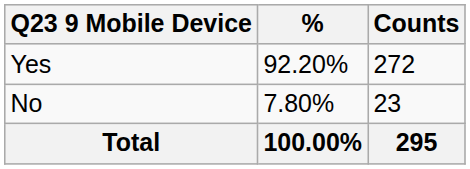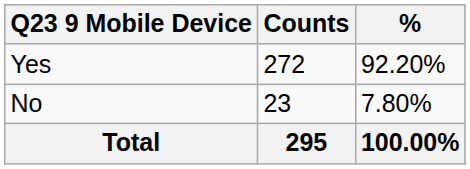columns swapped: (416, 24) <-> (313, 24)
